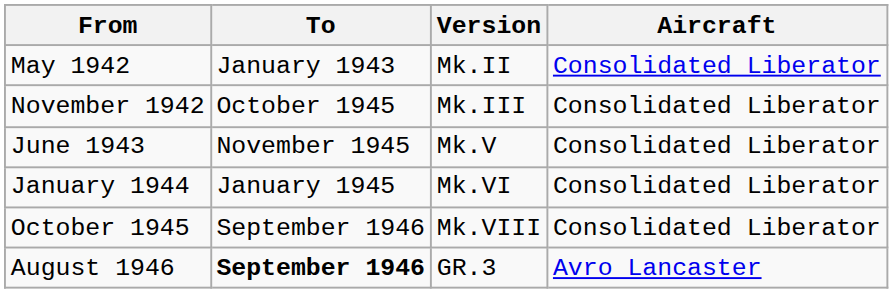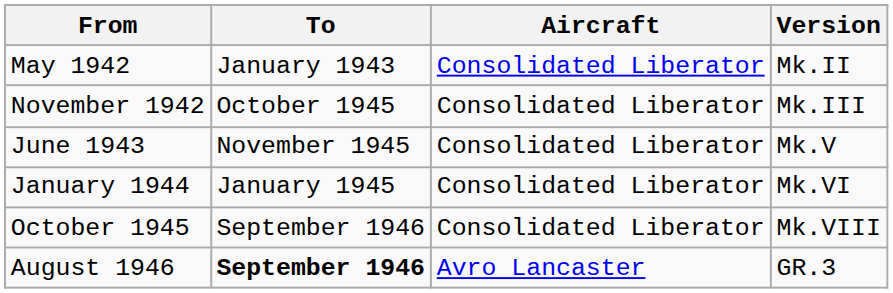columns swapped: (717, 25) <-> (489, 25)
